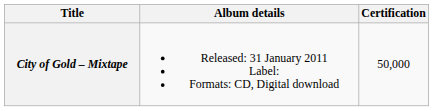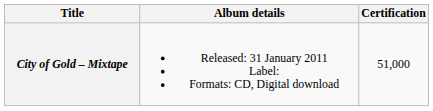(394, 64) 50,000 -> (394, 64) 51,000
